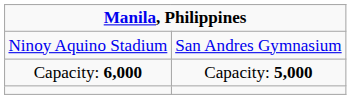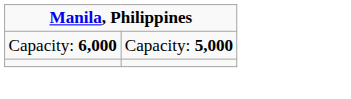- row: (88, 45)
